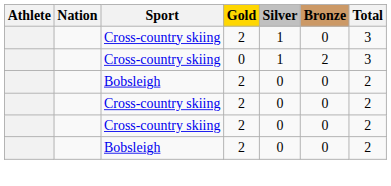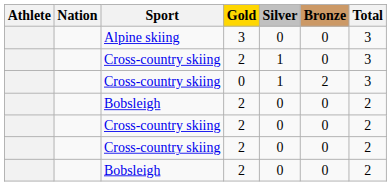+ row: (142, 37)
